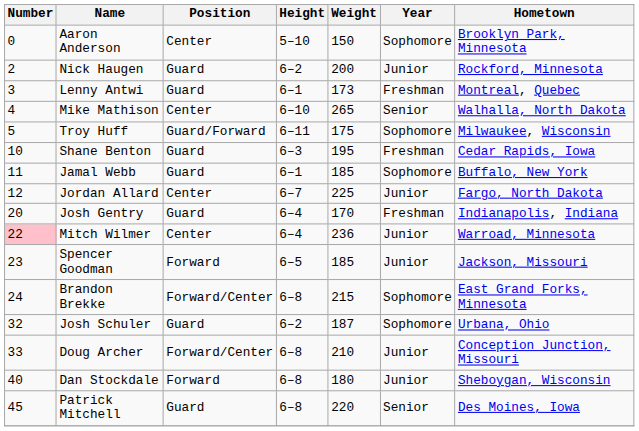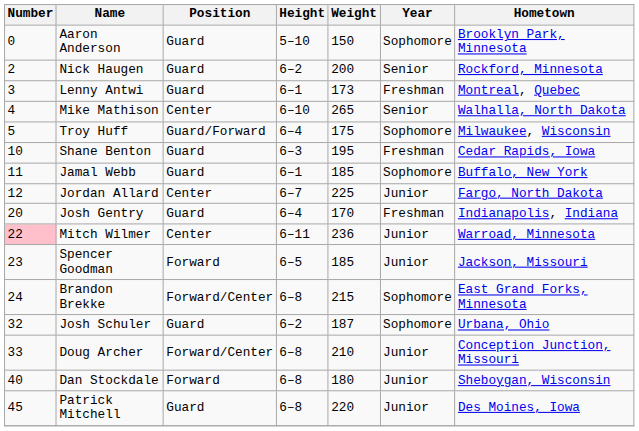(189, 43) Center -> (185, 43) Guard
(406, 71) Junior -> (406, 71) Senior
(295, 132) 6–11 -> (291, 132) 6–4
(291, 235) 6–4 -> (295, 235) 6–11
(406, 409) Senior -> (406, 409) Junior
